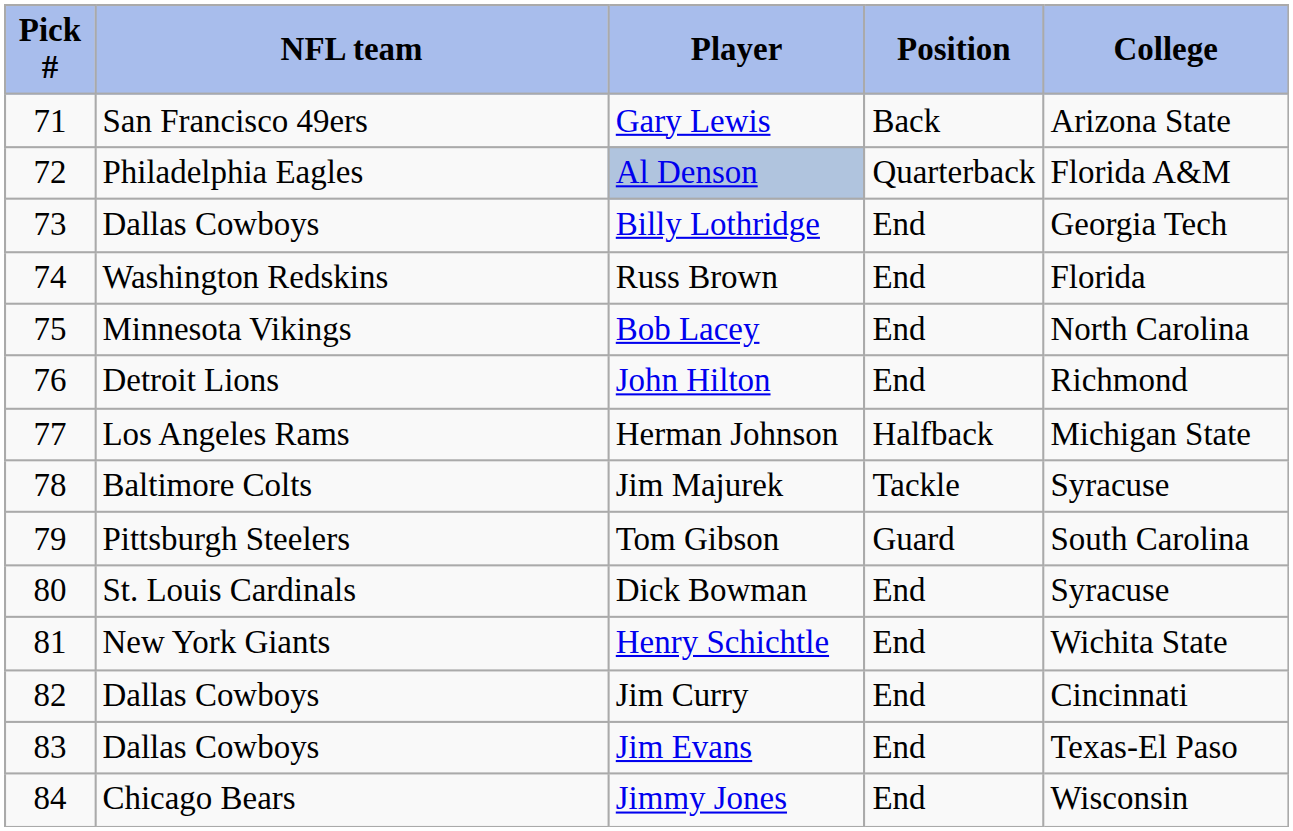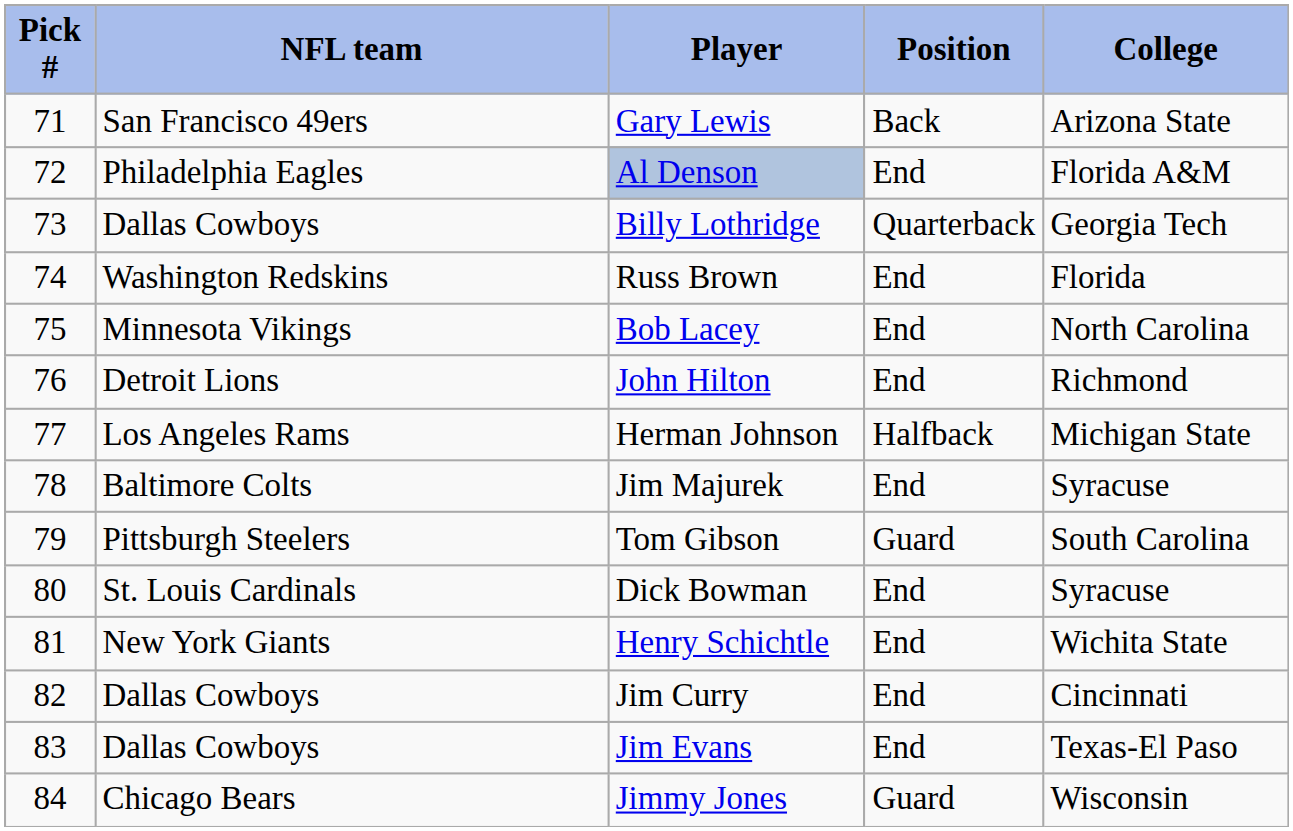(954, 172) Quarterback -> (899, 172) End
(899, 224) End -> (954, 224) Quarterback
(916, 485) Tackle -> (899, 485) End
(899, 799) End -> (914, 799) Guard
